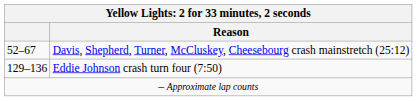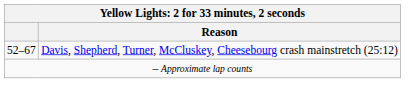- row: (137, 68)
